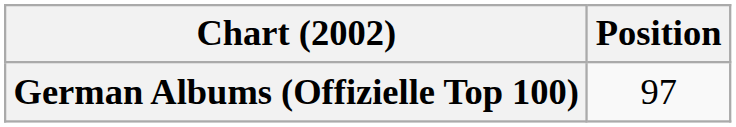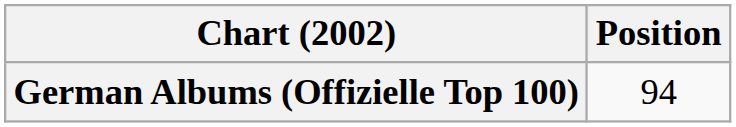(659, 91) 97 -> (659, 91) 94
